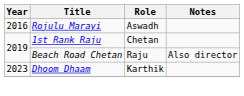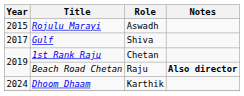(17, 26) 2016 -> (17, 26) 2015
+ row: (43, 40)
(203, 55) normal -> (203, 69) bold
(17, 69) 2023 -> (17, 84) 2024
